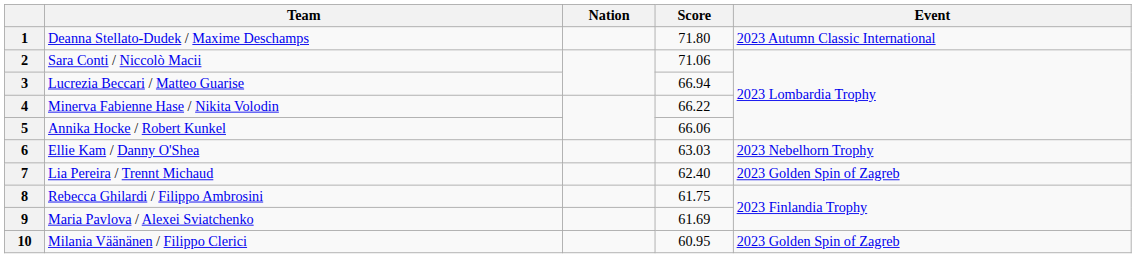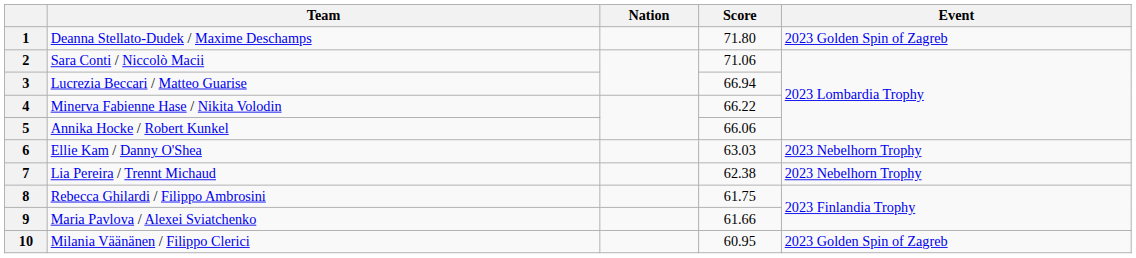(836, 38) 2023 Autumn Classic International -> (866, 38) 2023 Golden Spin of Zagreb
(694, 173) 62.40 -> (740, 173) 62.38
(818, 173) 2023 Golden Spin of Zagreb -> (853, 173) 2023 Nebelhorn Trophy
(694, 219) 61.69 -> (740, 219) 61.66
